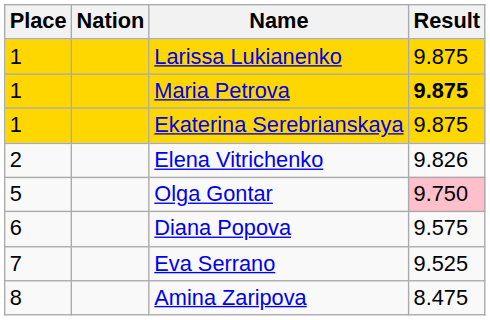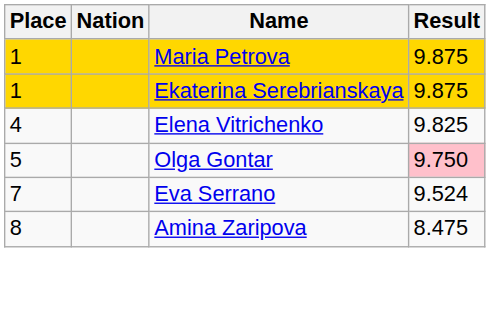- row: (248, 56)
(441, 90) bold -> (441, 56) normal
(16, 159) 2 -> (16, 125) 4
(441, 159) 9.826 -> (441, 125) 9.825
- row: (223, 228)
(441, 263) 9.525 -> (441, 194) 9.524
